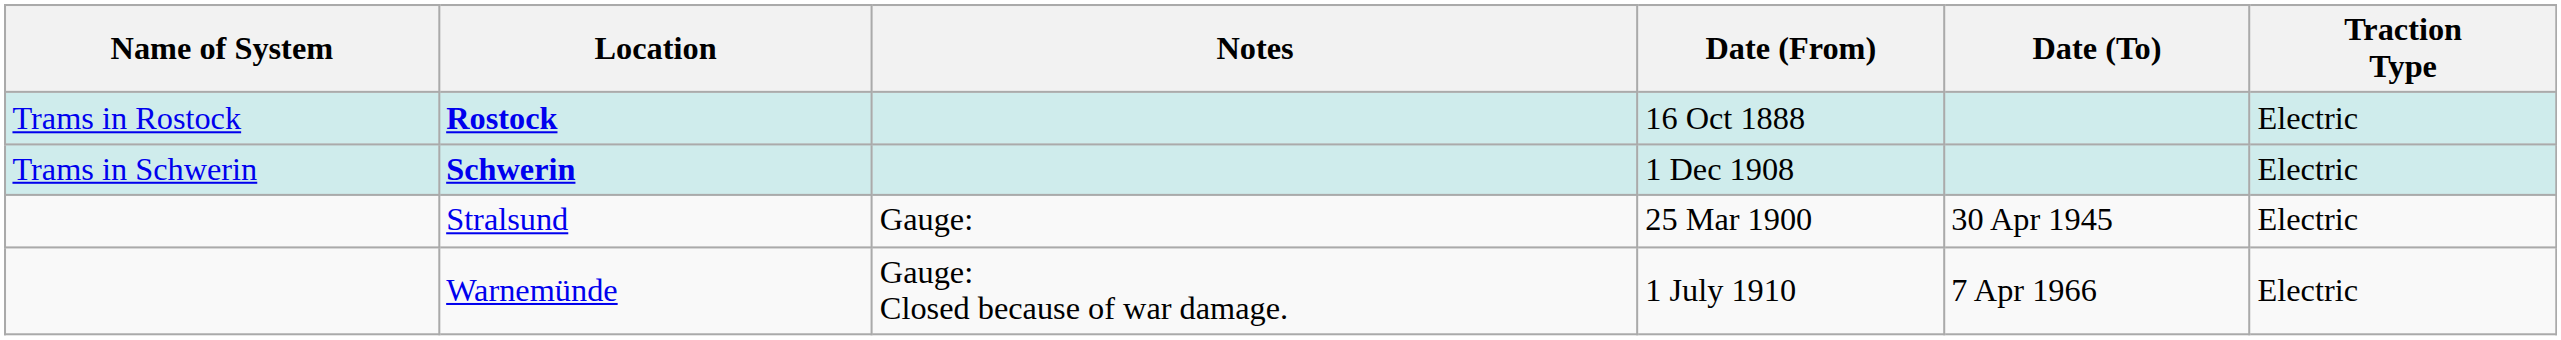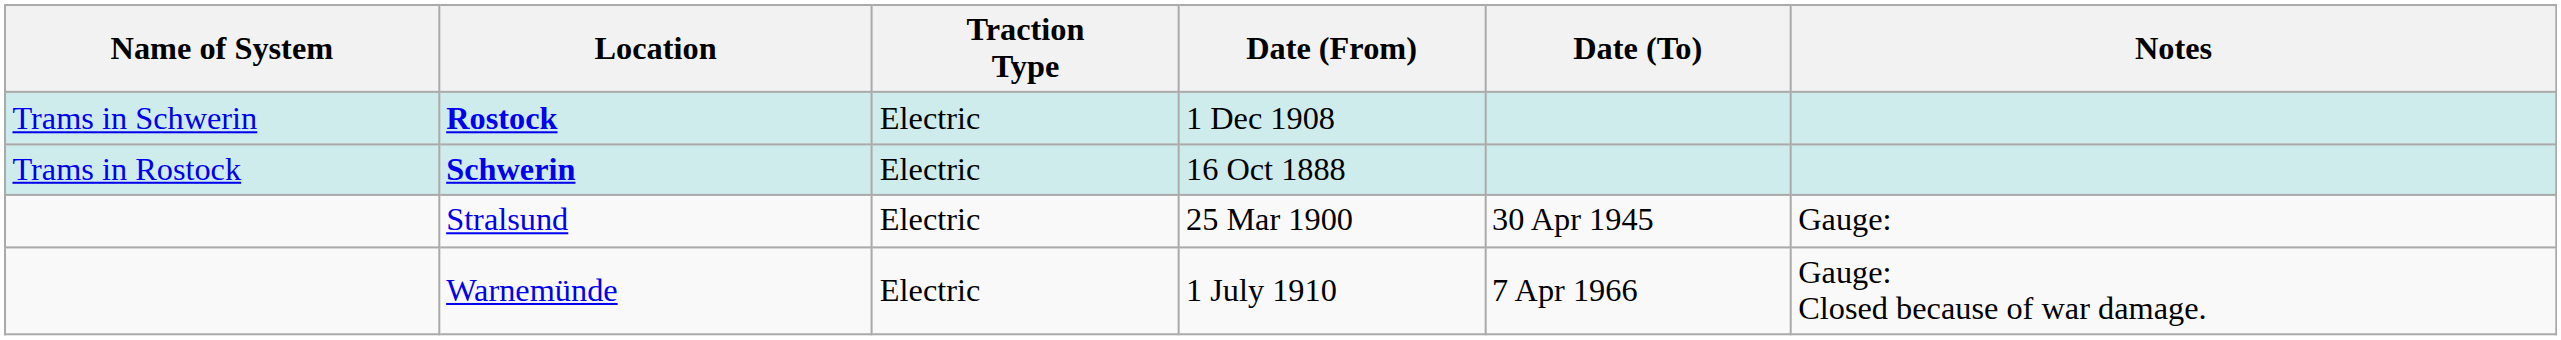columns swapped: (2403, 48) <-> (1255, 48)
(127, 117) Trams in Rostock -> (135, 117) Trams in Schwerin
(1725, 117) 16 Oct 1888 -> (1260, 117) 1 Dec 1908
(135, 169) Trams in Schwerin -> (127, 169) Trams in Rostock
(1720, 169) 1 Dec 1908 -> (1266, 169) 16 Oct 1888
